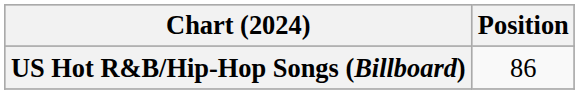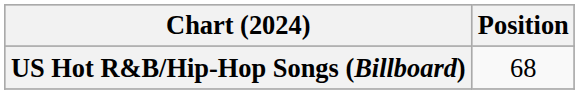(523, 67) 86 -> (523, 67) 68
